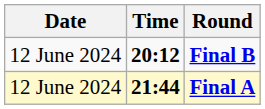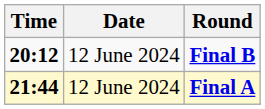columns swapped: (65, 21) <-> (155, 21)
